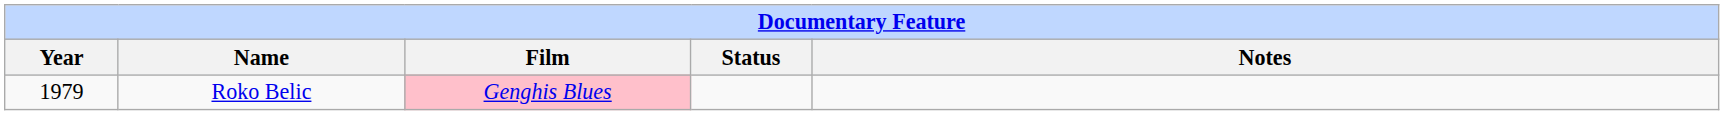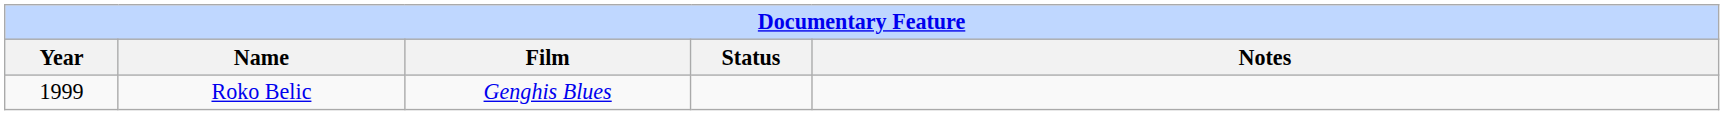(62, 92) 1979 -> (62, 92) 1999
(548, 92) pink background -> (548, 92) no background
